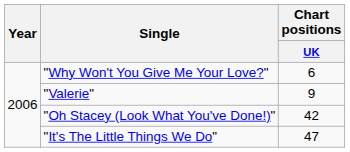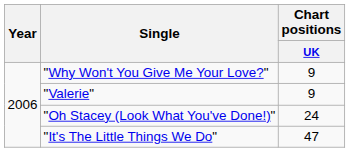(311, 72) 6 -> (311, 72) 9
(311, 115) 42 -> (311, 115) 24
